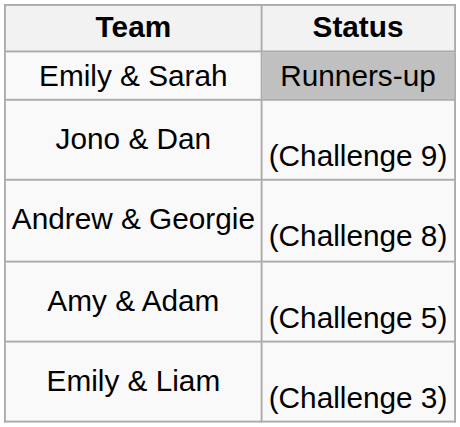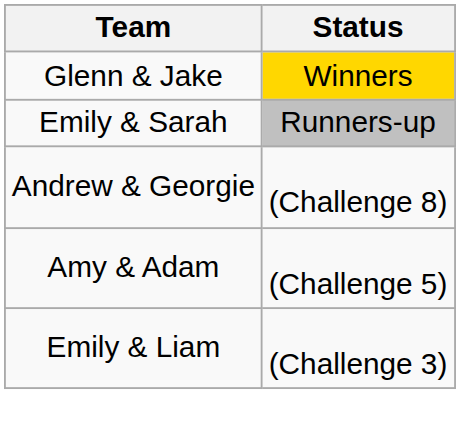+ row: (133, 75)
- row: (133, 139)
